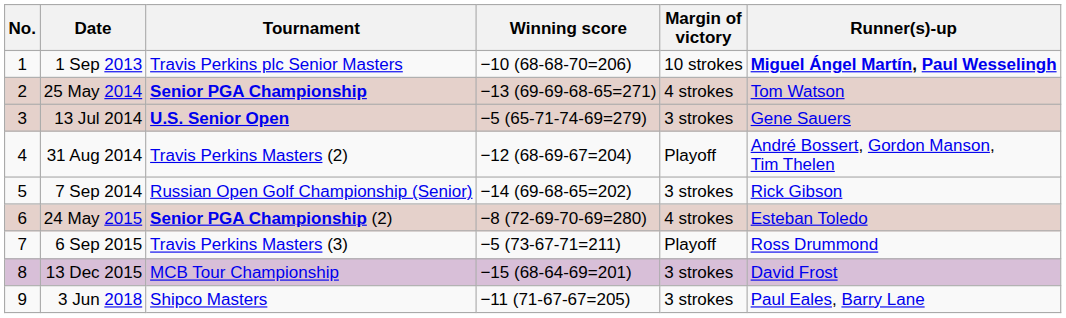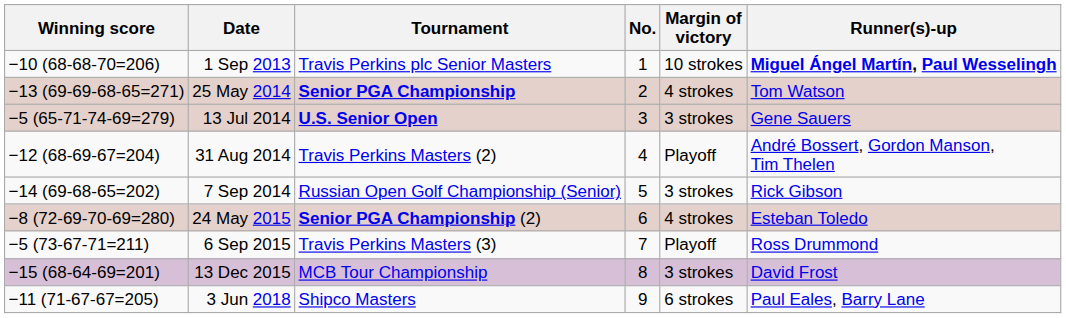columns swapped: (22, 28) <-> (568, 28)
(699, 299) 3 strokes -> (699, 299) 6 strokes
